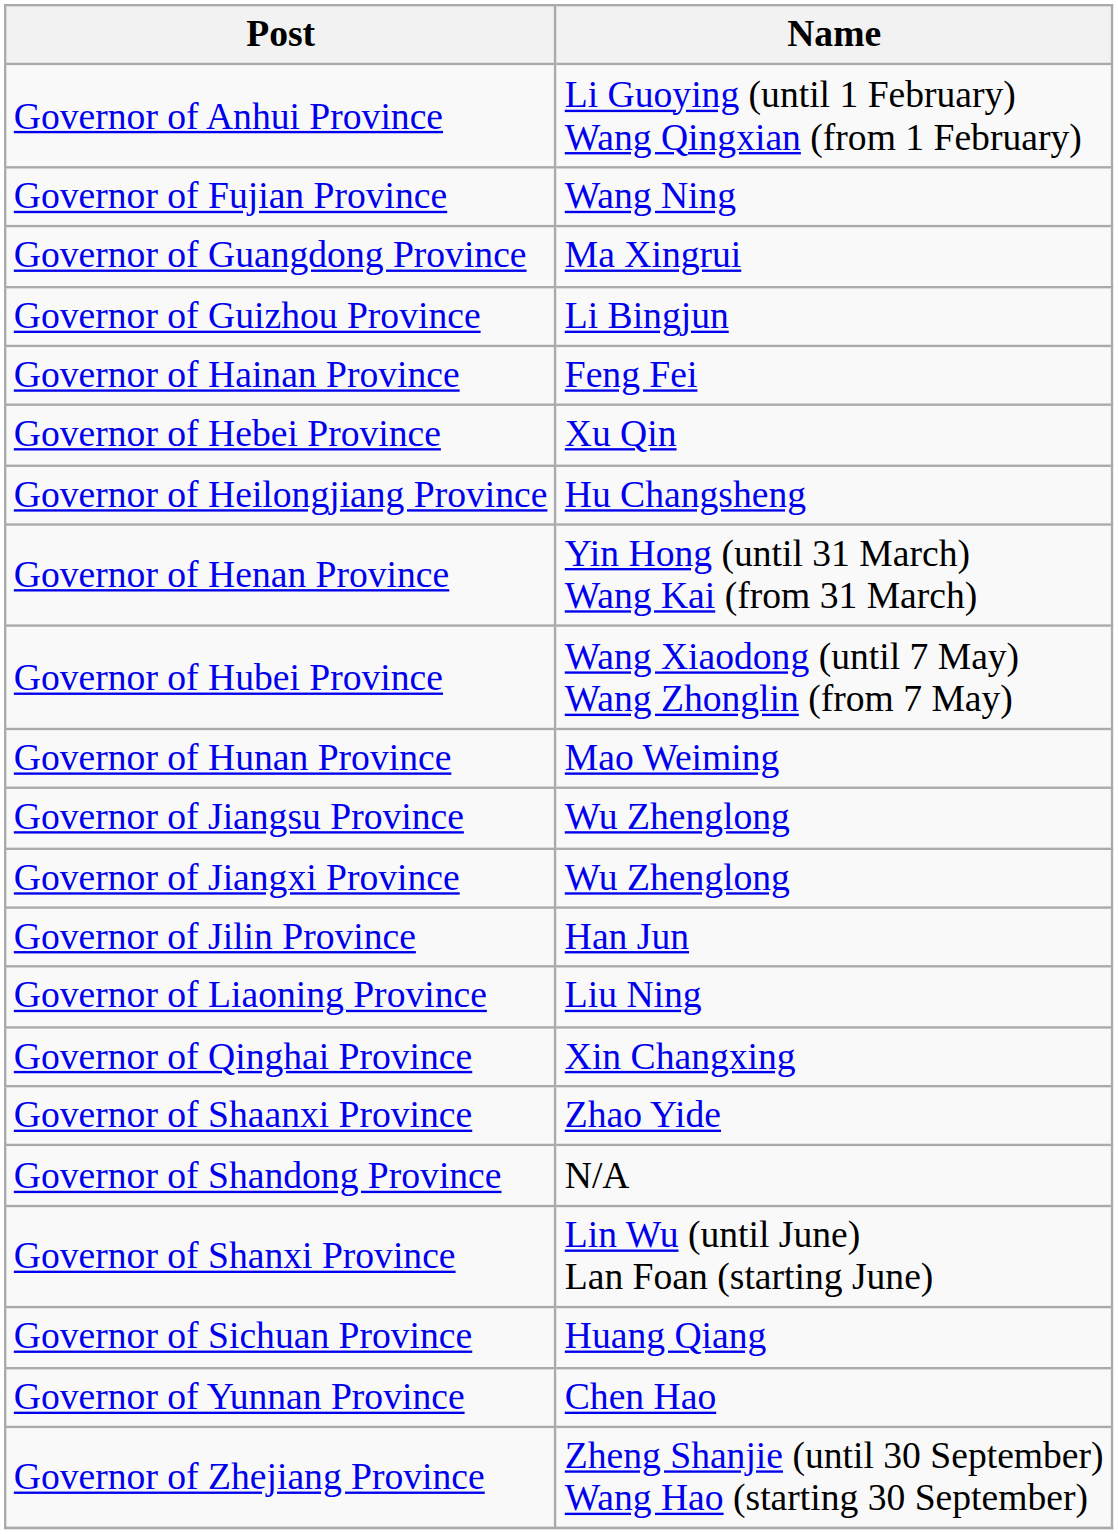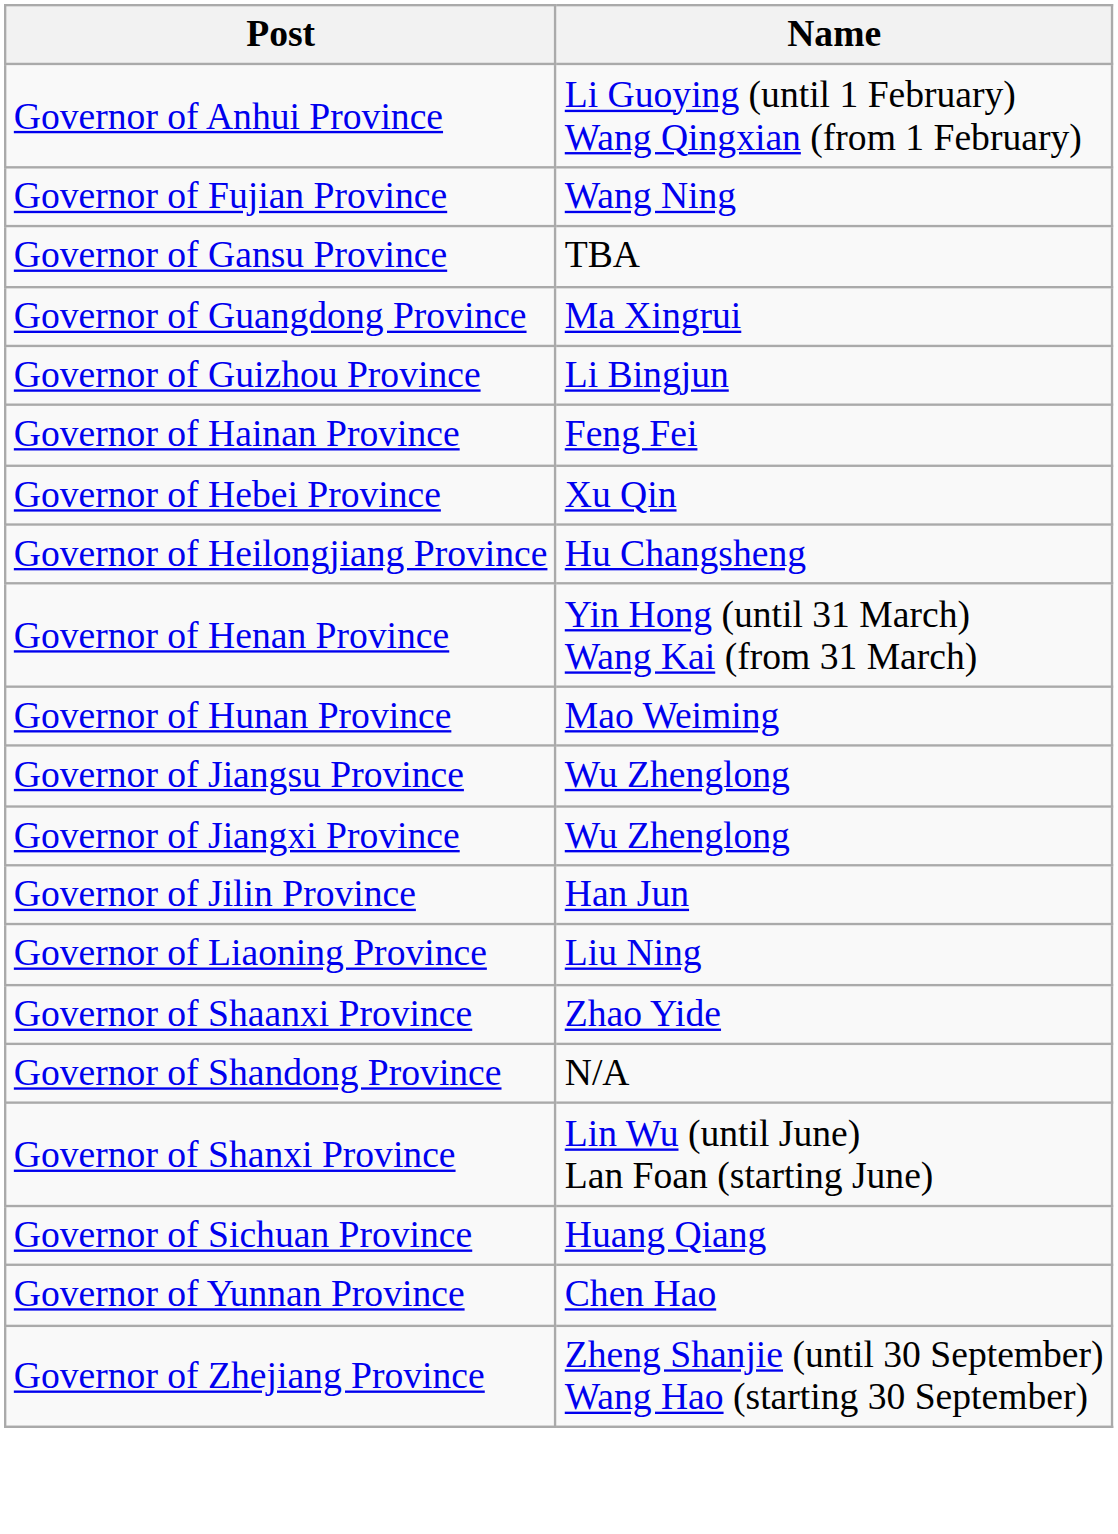+ row: (231, 255)
- row: (228, 676)
- row: (243, 1055)
